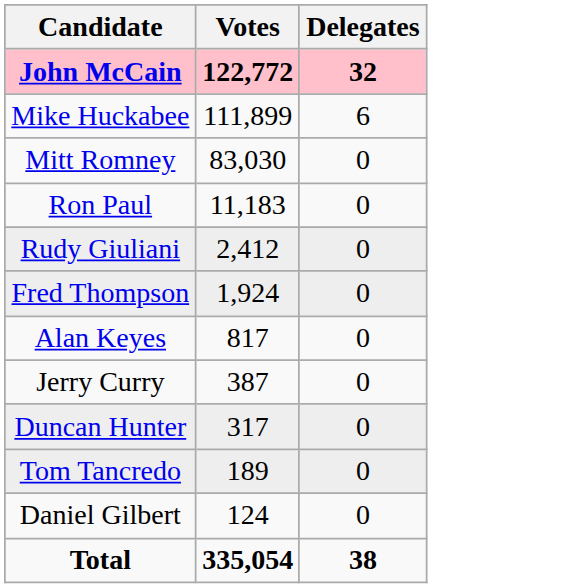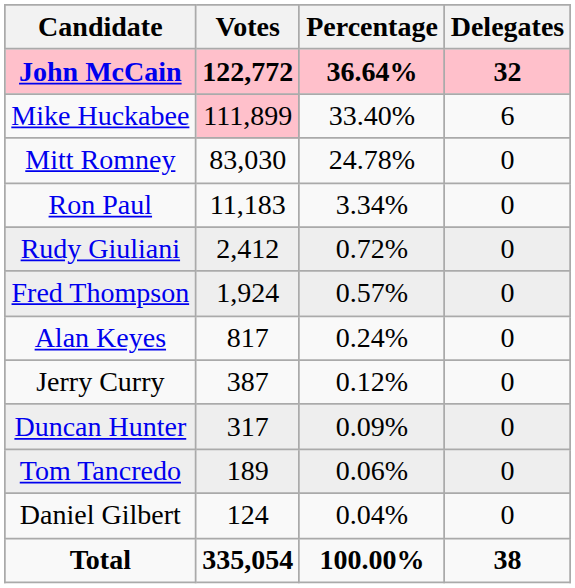+ column: (372, 26)
(248, 115) no background -> (248, 115) pink background
